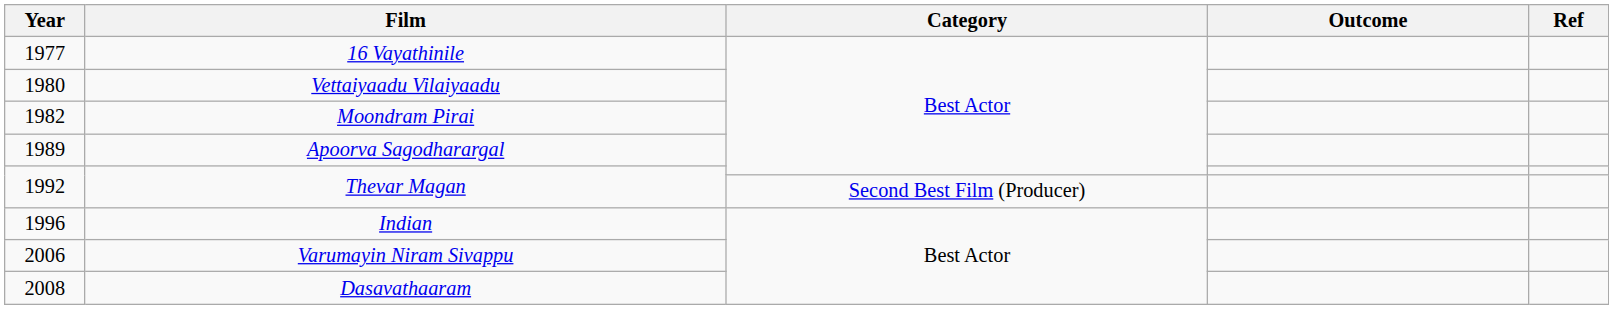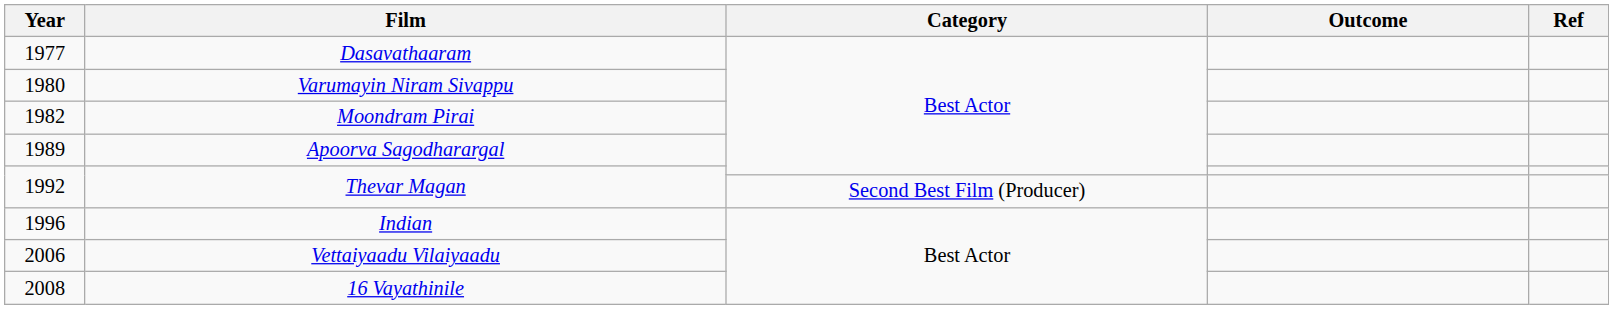(406, 52) 16 Vayathinile -> (406, 52) Dasavathaaram
(406, 85) Vettaiyaadu Vilaiyaadu -> (406, 85) Varumayin Niram Sivappu
(406, 255) Varumayin Niram Sivappu -> (406, 255) Vettaiyaadu Vilaiyaadu
(406, 287) Dasavathaaram -> (406, 287) 16 Vayathinile
